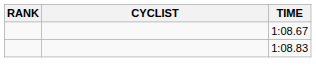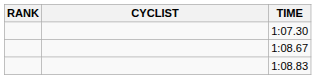+ row: (290, 31)
